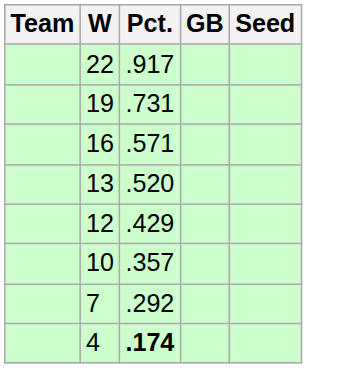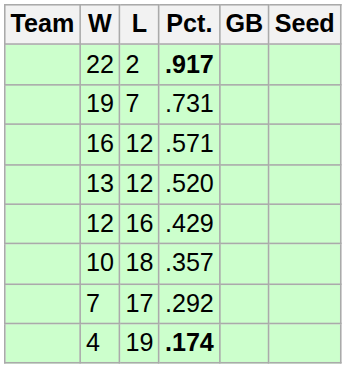+ column: (139, 24)
(150, 64) normal -> (189, 64) bold
